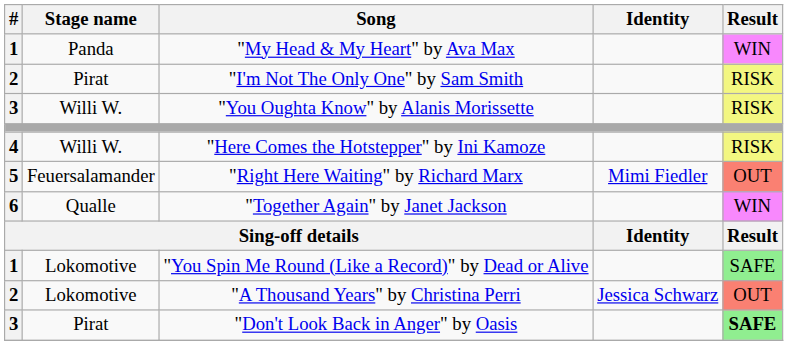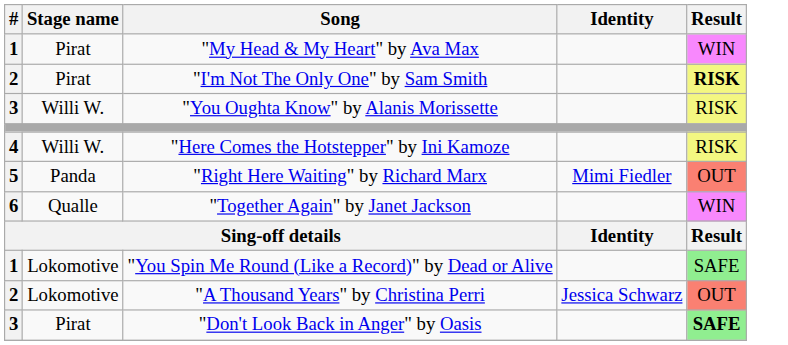(91, 49) Panda -> (73, 49) Pirat
(752, 78) normal -> (717, 78) bold
(91, 176) Feuersalamander -> (73, 176) Panda
